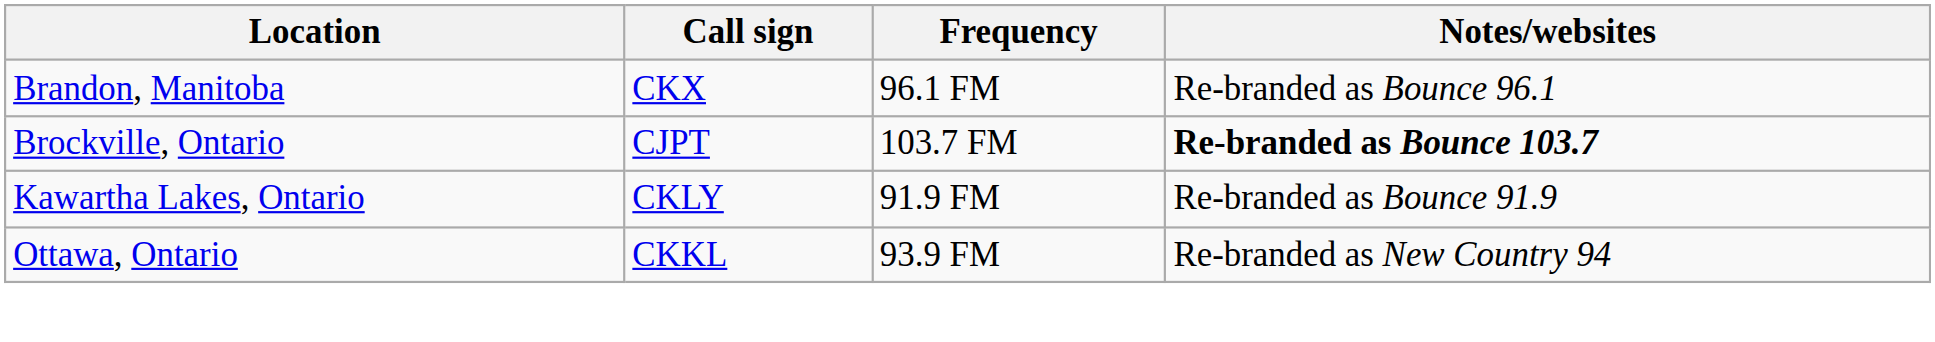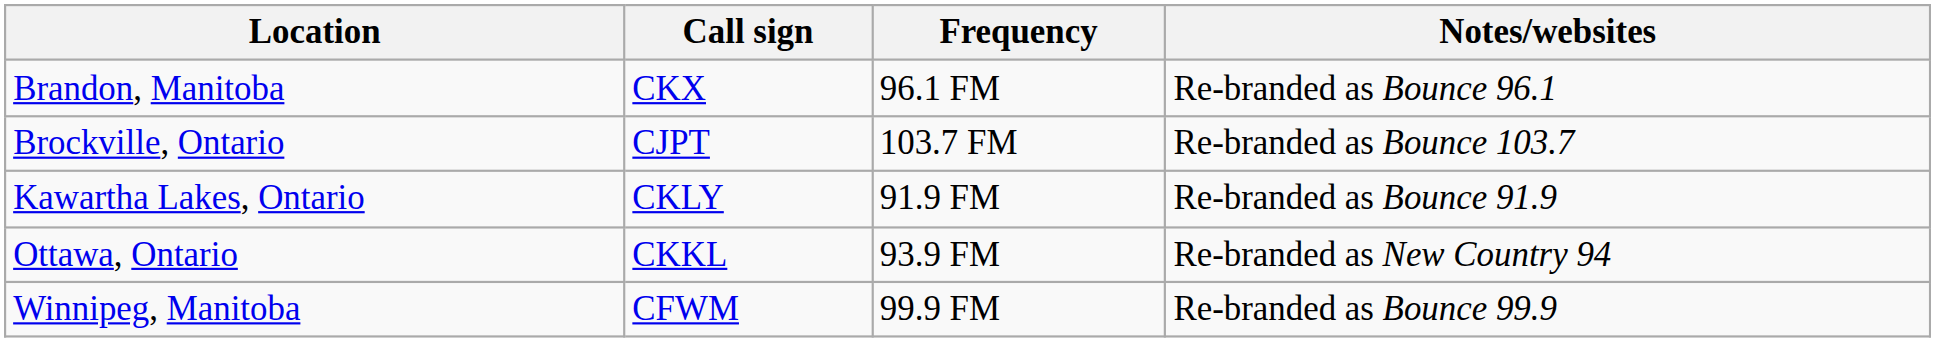(1386, 142) bold -> (1374, 142) normal
+ row: (157, 308)
